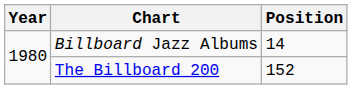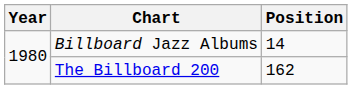(280, 70) 152 -> (280, 70) 162
